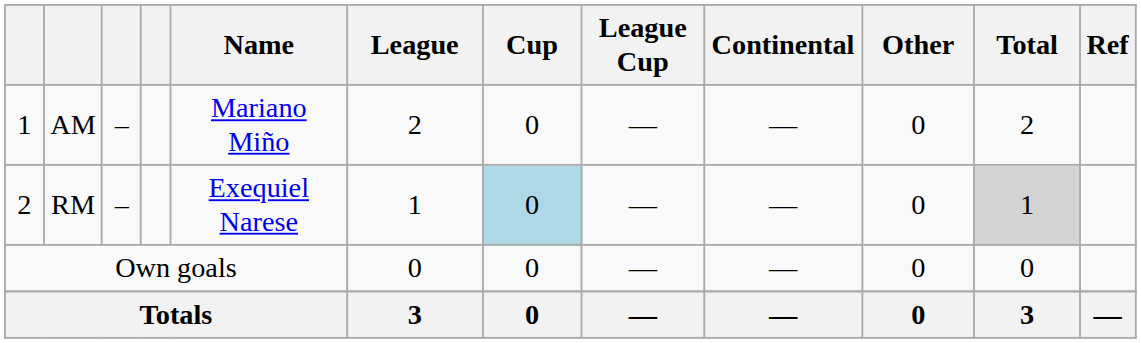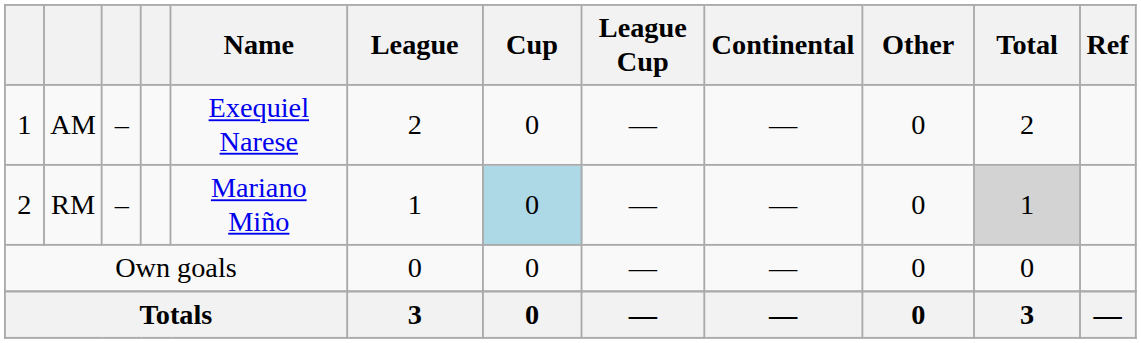(259, 124) Mariano Miño -> (259, 124) Exequiel Narese
(259, 204) Exequiel Narese -> (259, 204) Mariano Miño
